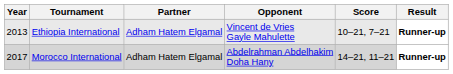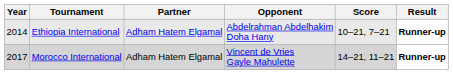(17, 32) 2013 -> (17, 32) 2014
(261, 32) Vincent de Vries Gayle Mahulette -> (280, 32) Abdelrahman Abdelhakim Doha Hany
(280, 57) Abdelrahman Abdelhakim Doha Hany -> (261, 57) Vincent de Vries Gayle Mahulette
